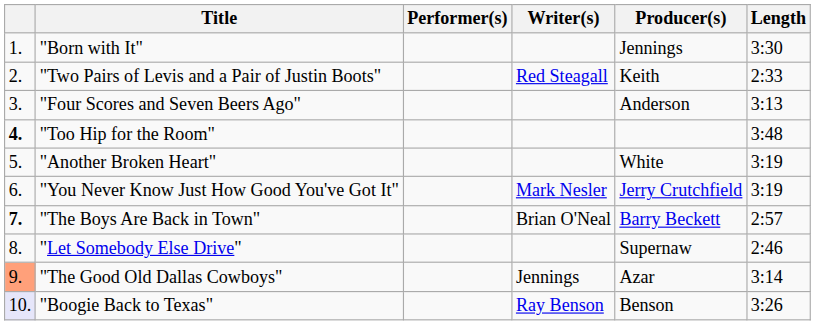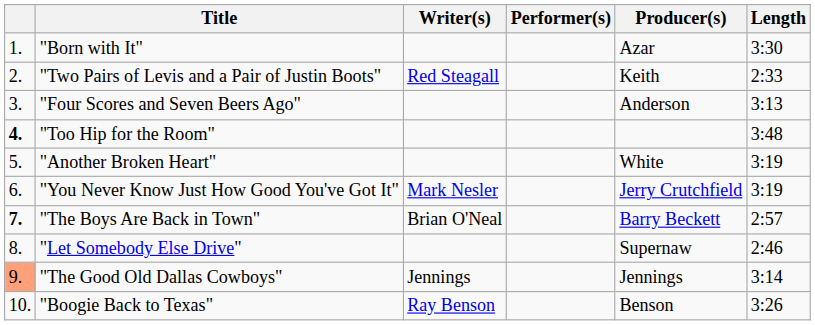columns swapped: (457, 18) <-> (563, 18)
(651, 47) Jennings -> (637, 47) Azar
(637, 276) Azar -> (651, 276) Jennings
(20, 305) lavender background -> (20, 305) no background
